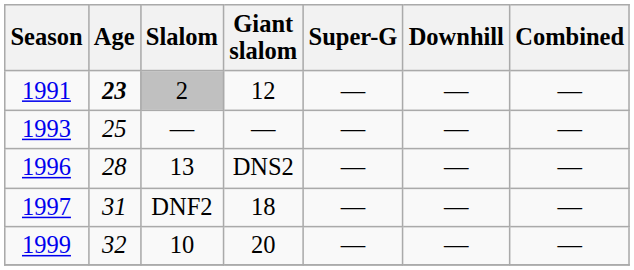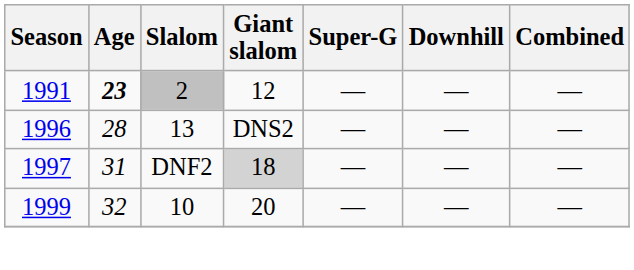- row: (46, 129)
(263, 206) no background -> (263, 167) lightgrey background
